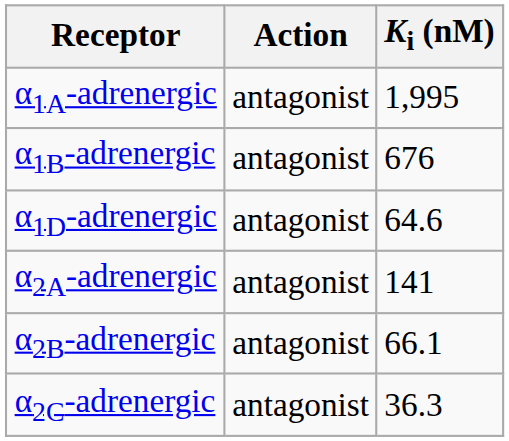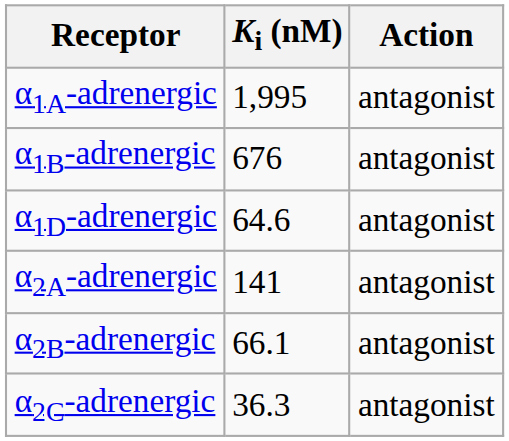columns swapped: (440, 35) <-> (301, 35)
